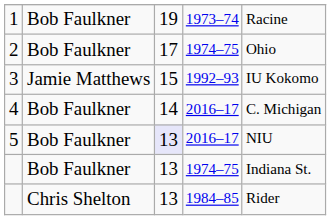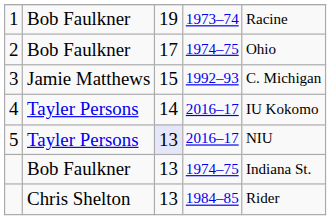(282, 79) IU Kokomo -> (284, 79) C. Michigan
(79, 109) Bob Faulkner -> (83, 109) Tayler Persons
(284, 109) C. Michigan -> (282, 109) IU Kokomo
(79, 139) Bob Faulkner -> (83, 139) Tayler Persons
